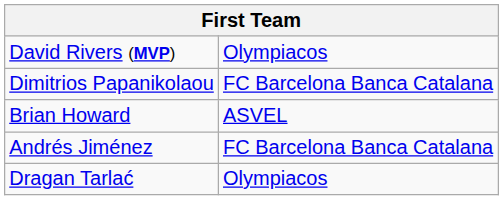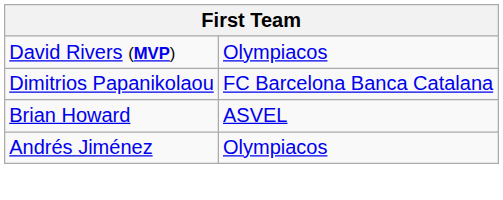(358, 147) FC Barcelona Banca Catalana -> (275, 147) Olympiacos
- row: (71, 178)
